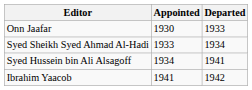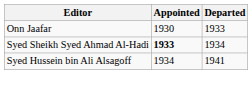(164, 45) normal -> (164, 45) bold
- row: (39, 77)
